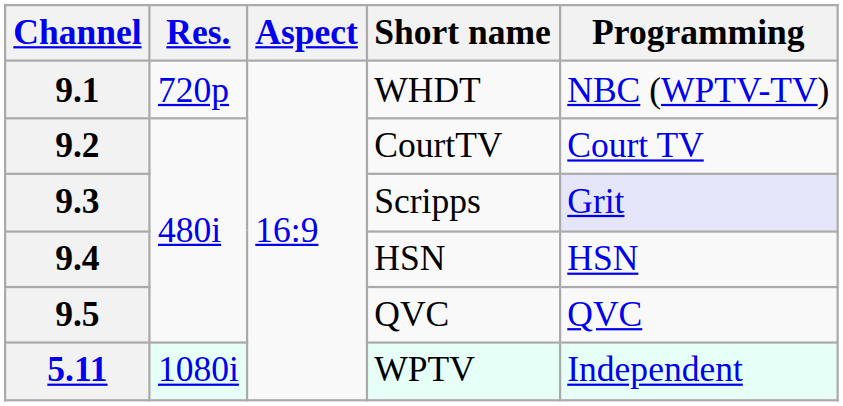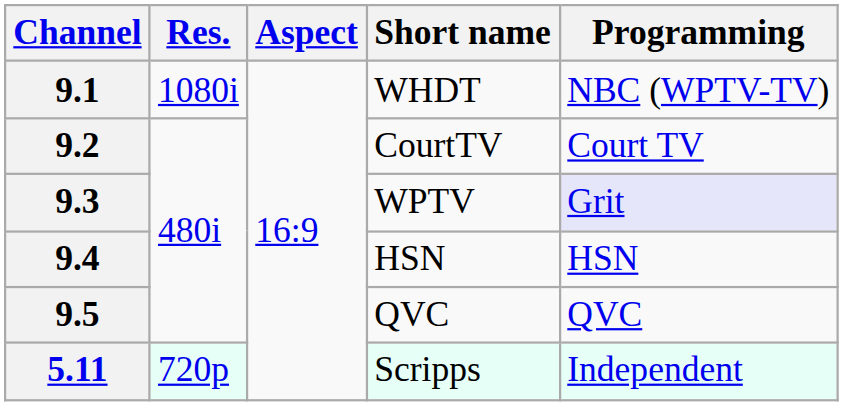(193, 88) 720p -> (198, 88) 1080i
(428, 201) Scripps -> (425, 201) WPTV
(198, 370) 1080i -> (193, 370) 720p
(425, 370) WPTV -> (428, 370) Scripps
